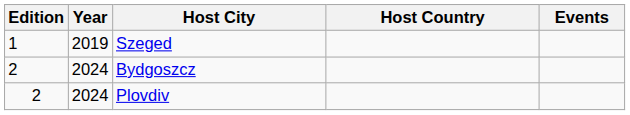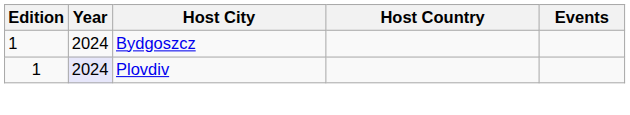- row: (144, 43)
(13, 69) 2 -> (13, 43) 1
(36, 95) 2 -> (36, 69) 1
(90, 95) no background -> (90, 69) lavender background
